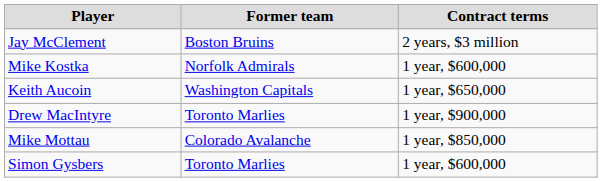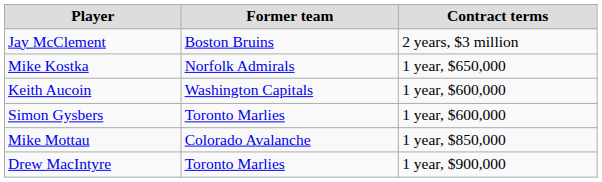(454, 66) 1 year, $600,000 -> (454, 66) 1 year, $650,000
(454, 90) 1 year, $650,000 -> (454, 90) 1 year, $600,000
rows swapped: (56, 164) <-> (60, 115)
